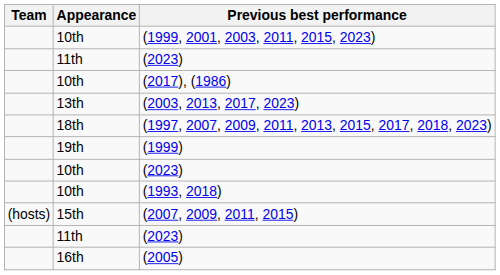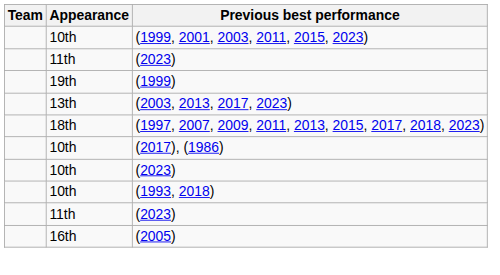rows swapped: (70, 147) <-> (70, 81)
- row: (70, 214)
